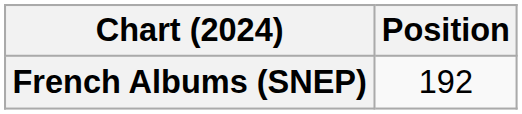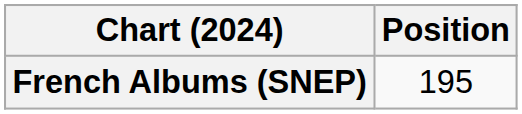(446, 81) 192 -> (446, 81) 195
